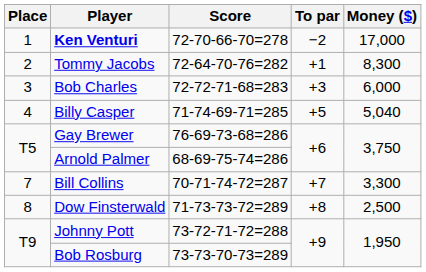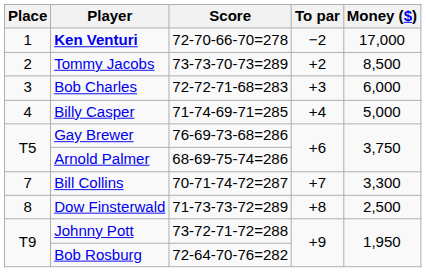(230, 64) 72-64-70-76=282 -> (230, 64) 73-73-70-73=289
(317, 64) +1 -> (317, 64) +2
(382, 64) 8,300 -> (382, 64) 8,500
(317, 111) +5 -> (317, 111) +4
(382, 111) 5,040 -> (382, 111) 5,000
(230, 254) 73-73-70-73=289 -> (230, 254) 72-64-70-76=282
